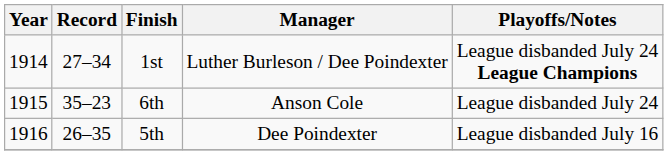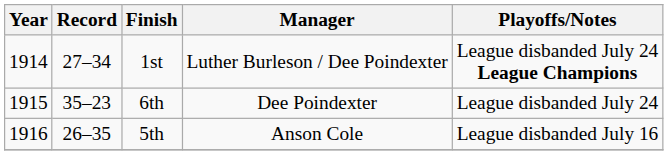(317, 103) Anson Cole -> (317, 103) Dee Poindexter
(317, 133) Dee Poindexter -> (317, 133) Anson Cole
